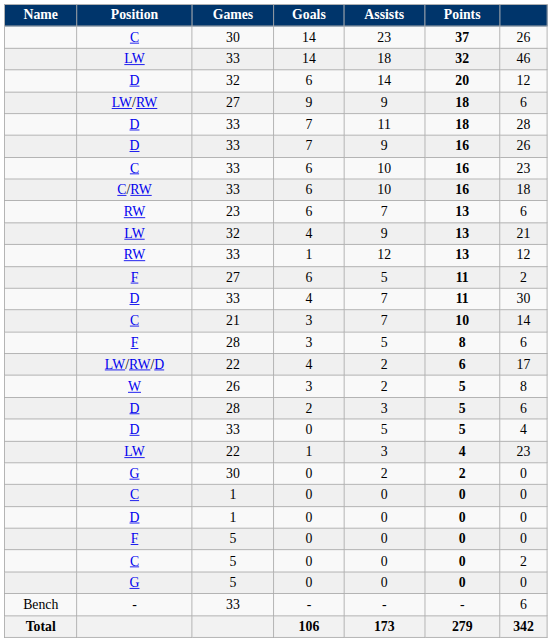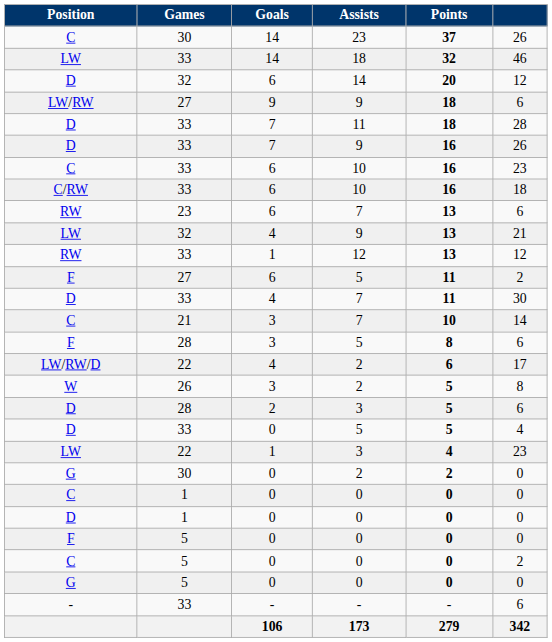- column: (41, 15)
